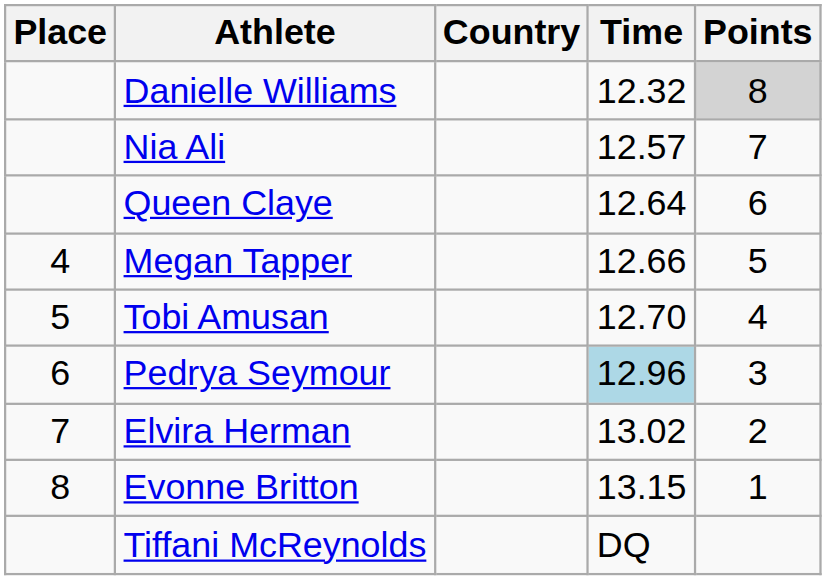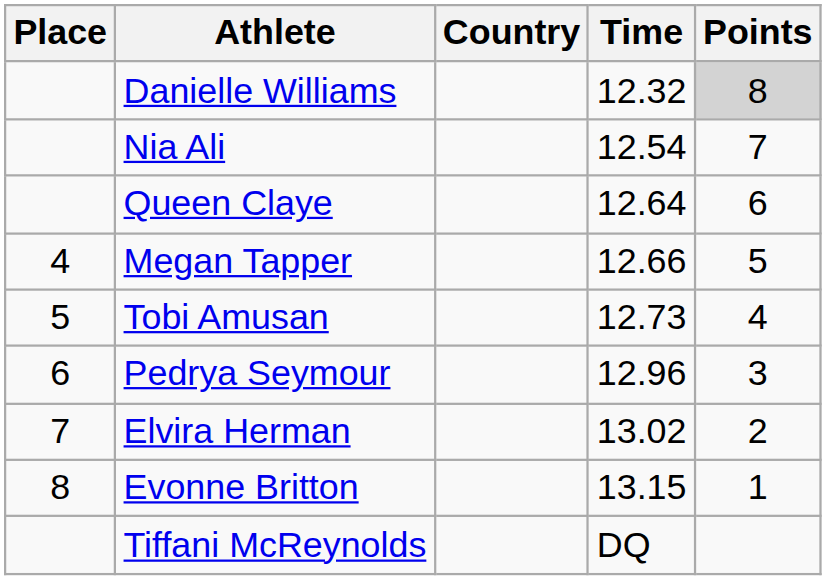(642, 146) 12.57 -> (642, 146) 12.54
(642, 317) 12.70 -> (642, 317) 12.73
(642, 373) lightblue background -> (642, 373) no background
